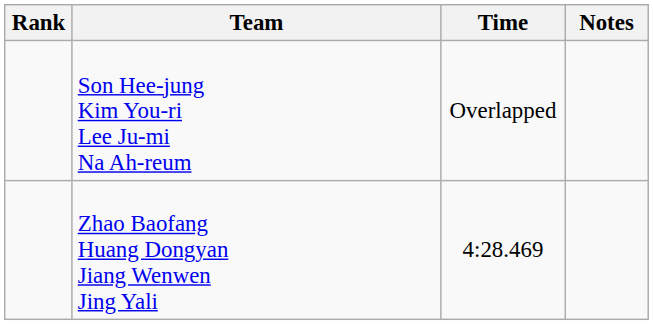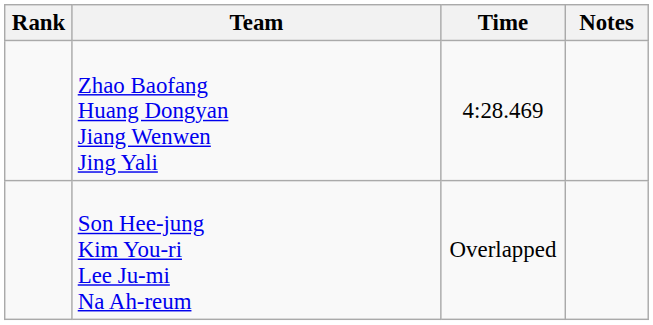rows swapped: (153, 262) <-> (141, 123)
